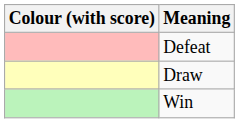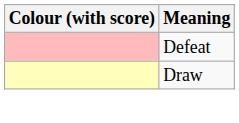- row: (178, 103)
